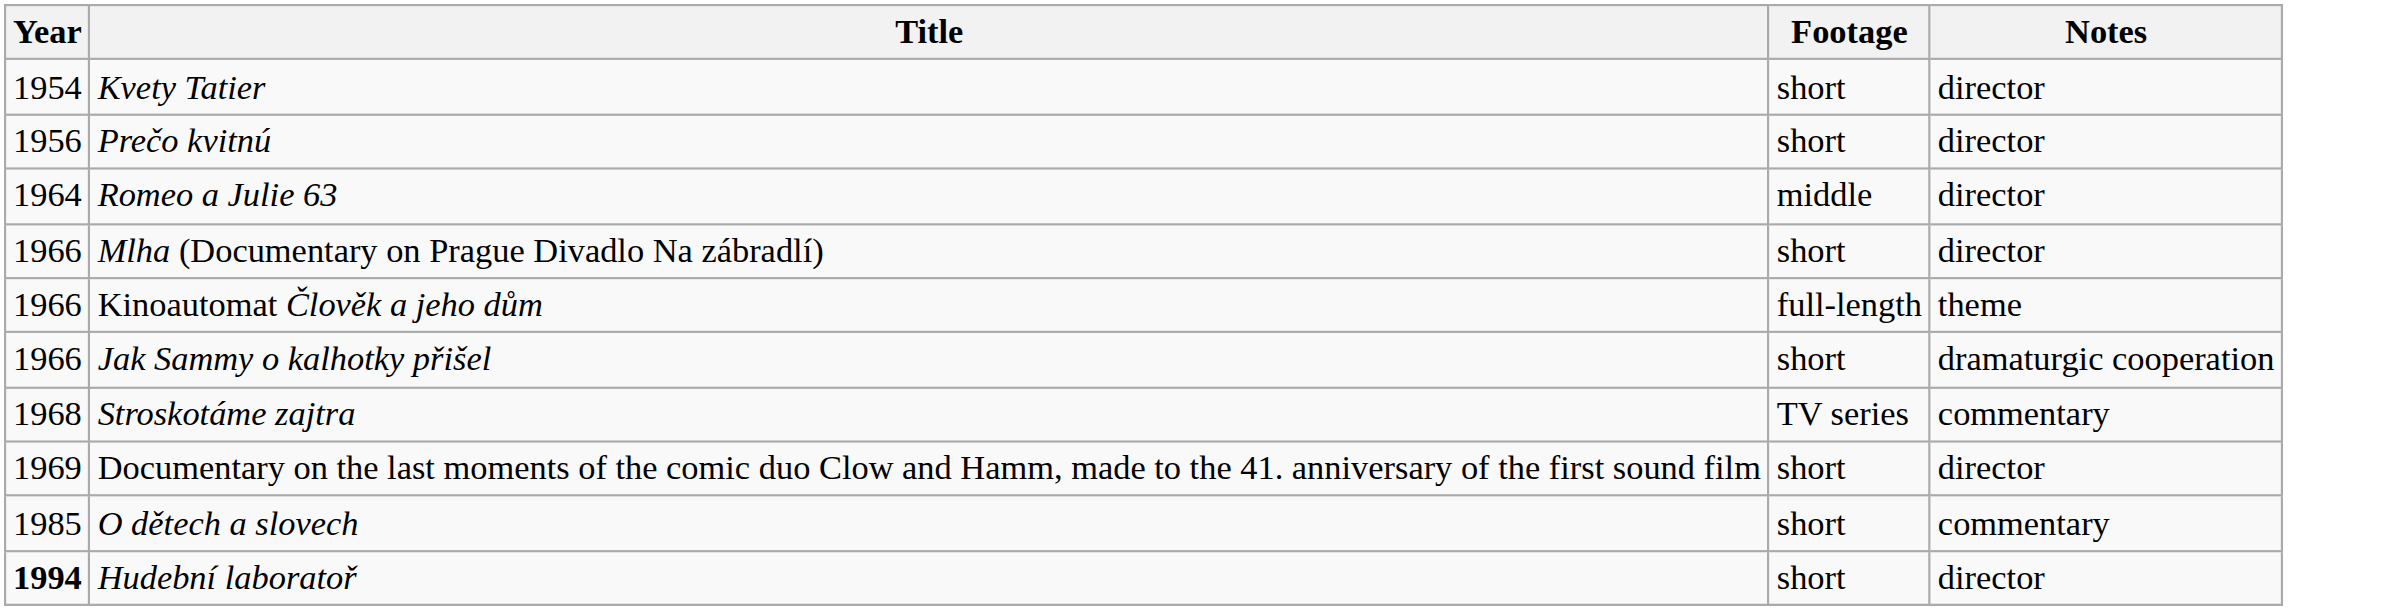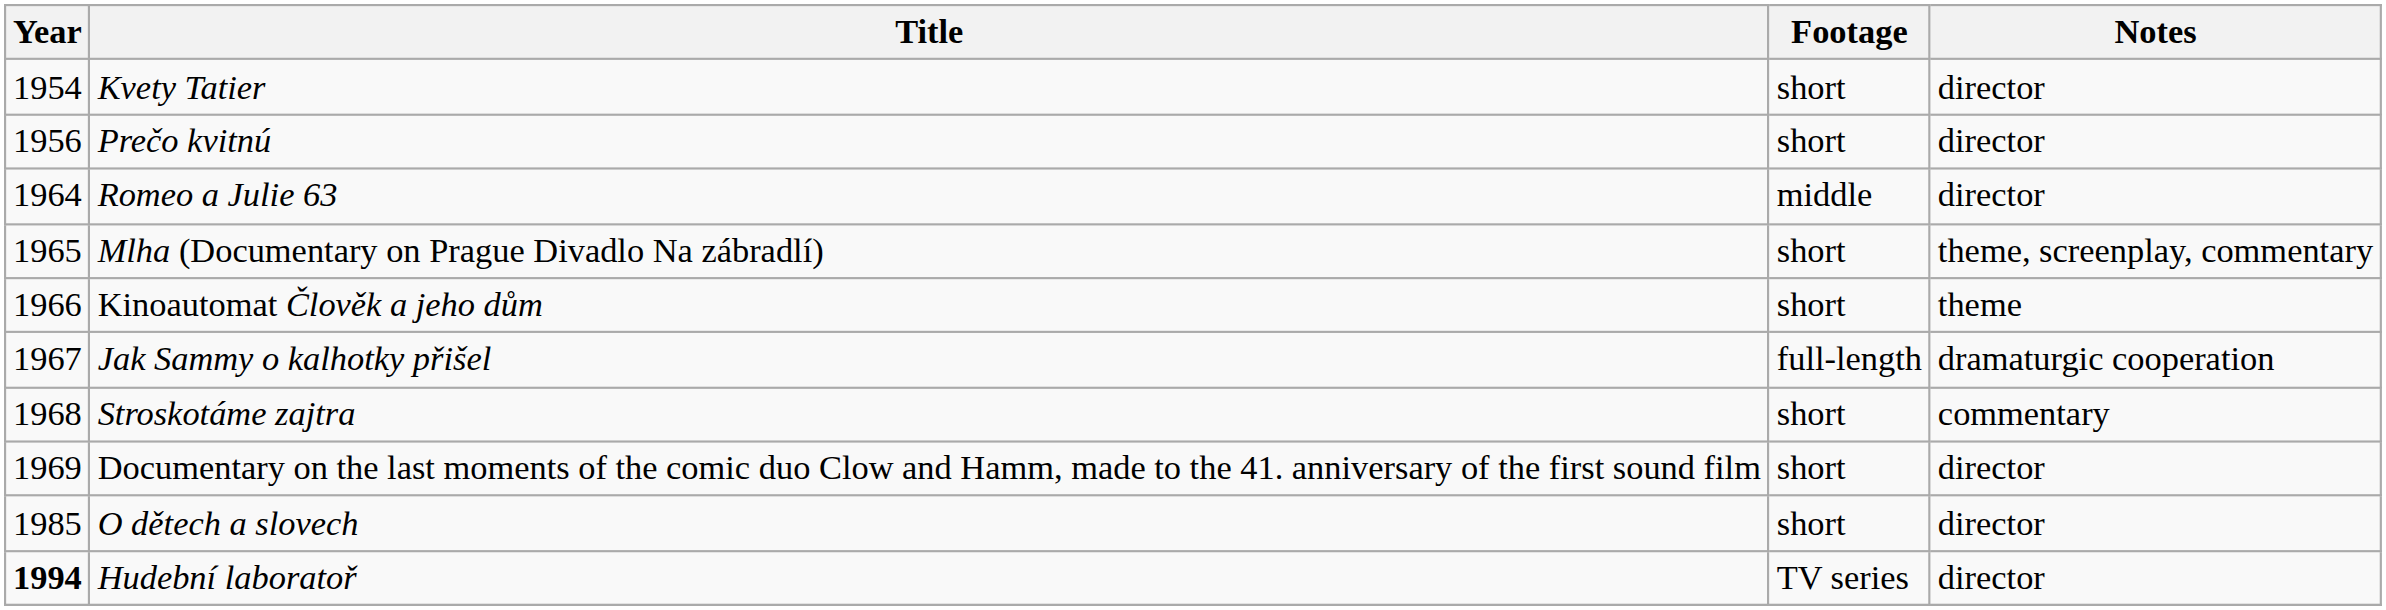(47, 250) 1966 -> (47, 250) 1965
(1991, 250) director -> (2155, 250) theme, screenplay, commentary
(1849, 304) full-length -> (1811, 304) short
(47, 359) 1966 -> (47, 359) 1967
(1811, 359) short -> (1849, 359) full-length
(1843, 413) TV series -> (1811, 413) short
(2024, 522) commentary -> (1991, 522) director
(1811, 577) short -> (1843, 577) TV series
